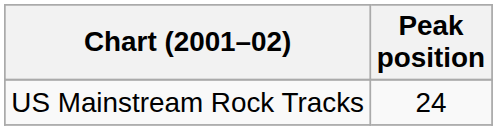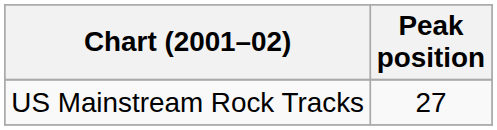(431, 102) 24 -> (431, 102) 27
